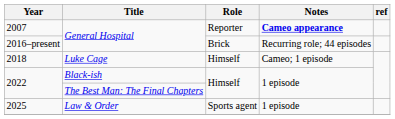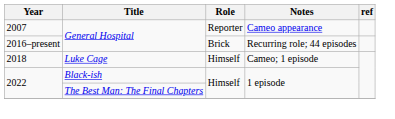(302, 28) bold -> (285, 28) normal
- row: (17, 106)
